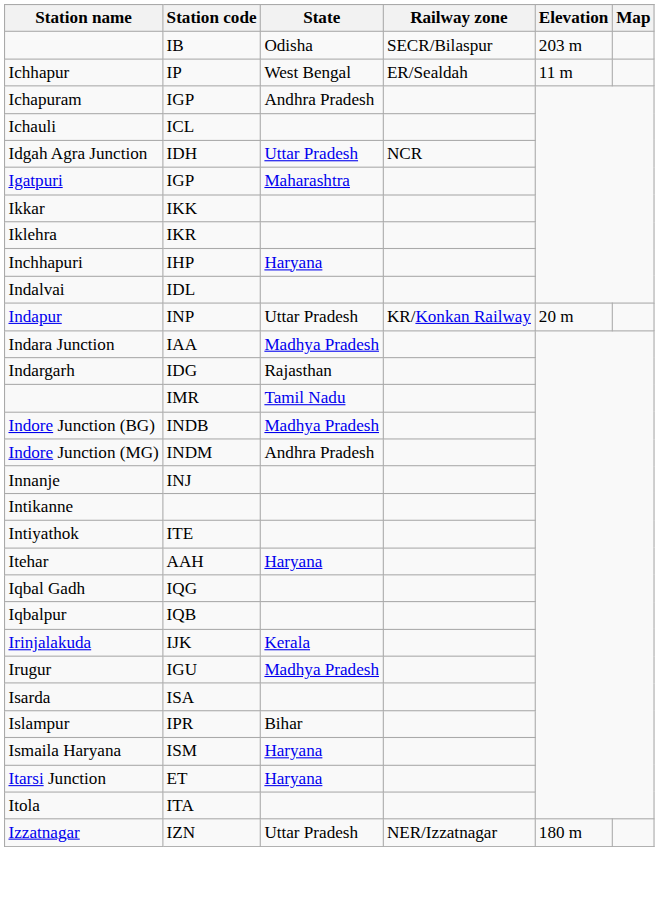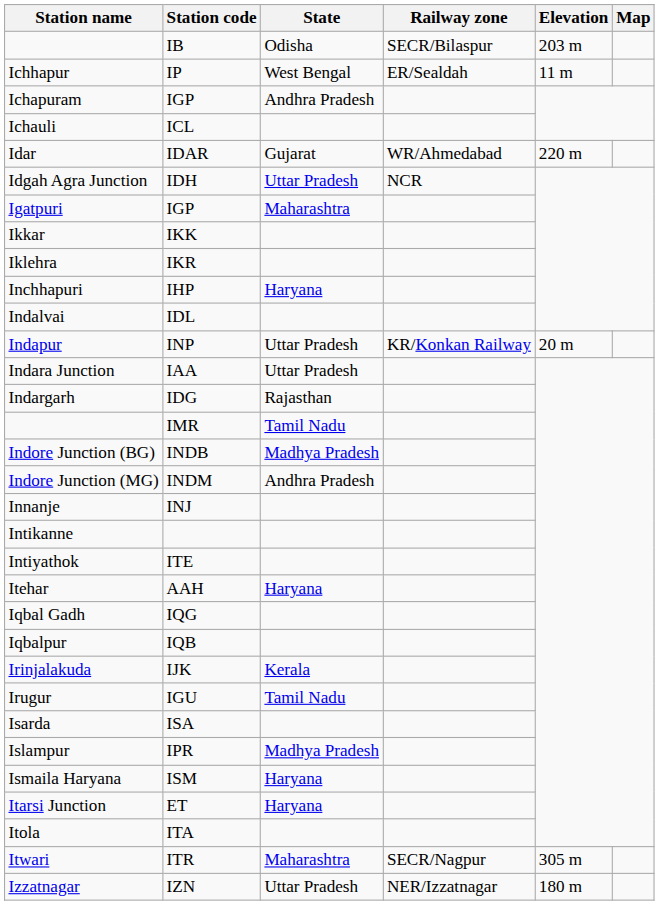+ row: (22, 153)
(322, 343) Madhya Pradesh -> (311, 371) Uttar Pradesh
(322, 669) Madhya Pradesh -> (305, 696) Tamil Nadu
(283, 724) Bihar -> (322, 751) Madhya Pradesh
+ row: (29, 859)
